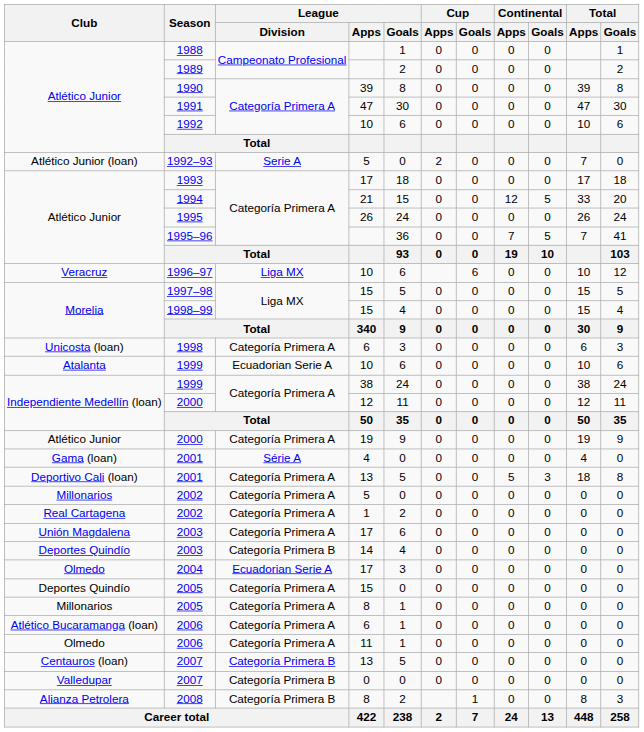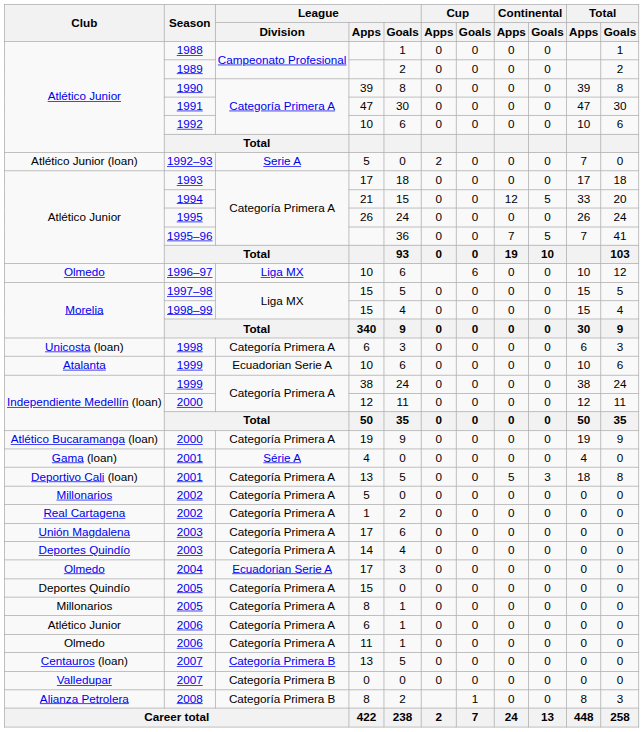(84, 273) Veracruz -> (84, 273) Olmedo
(84, 439) Atlético Junior -> (84, 439) Atlético Bucaramanga (loan)
(282, 550) Categoría Primera B -> (282, 550) Categoría Primera A
(84, 625) Atlético Bucaramanga (loan) -> (84, 625) Atlético Junior
